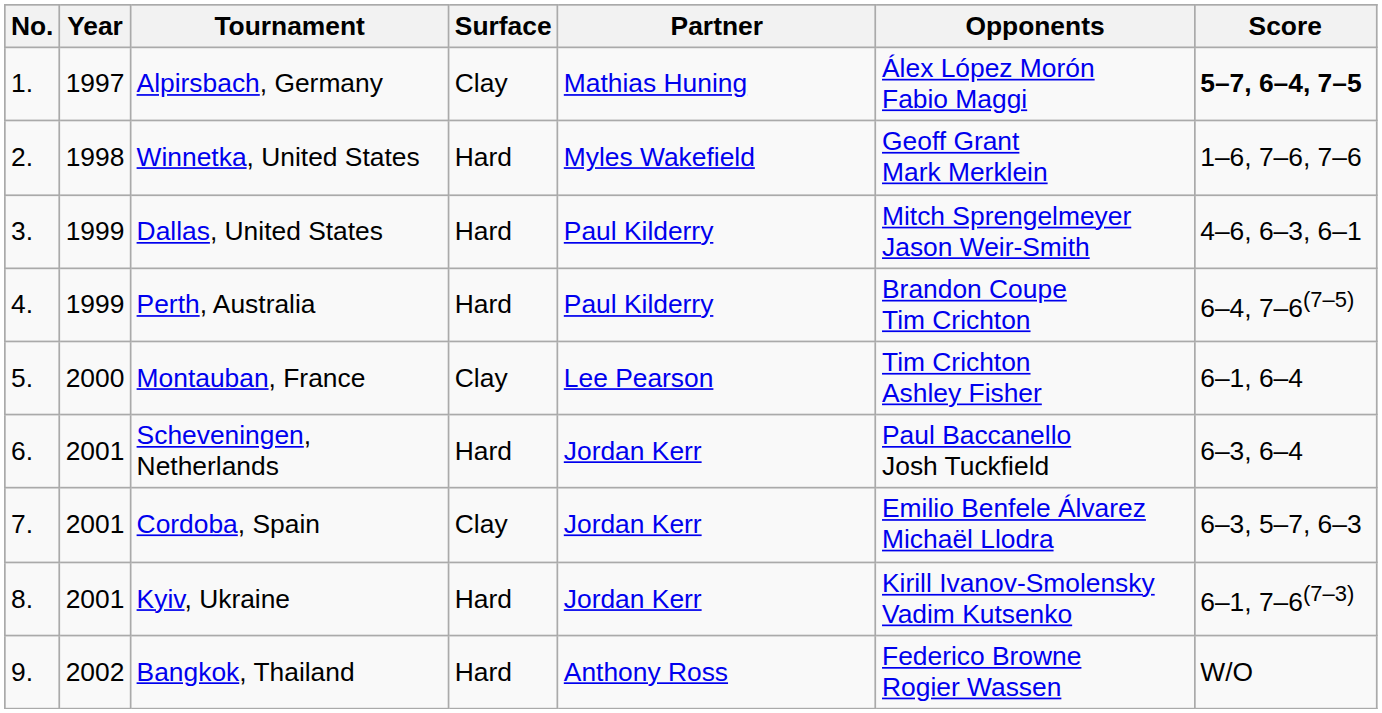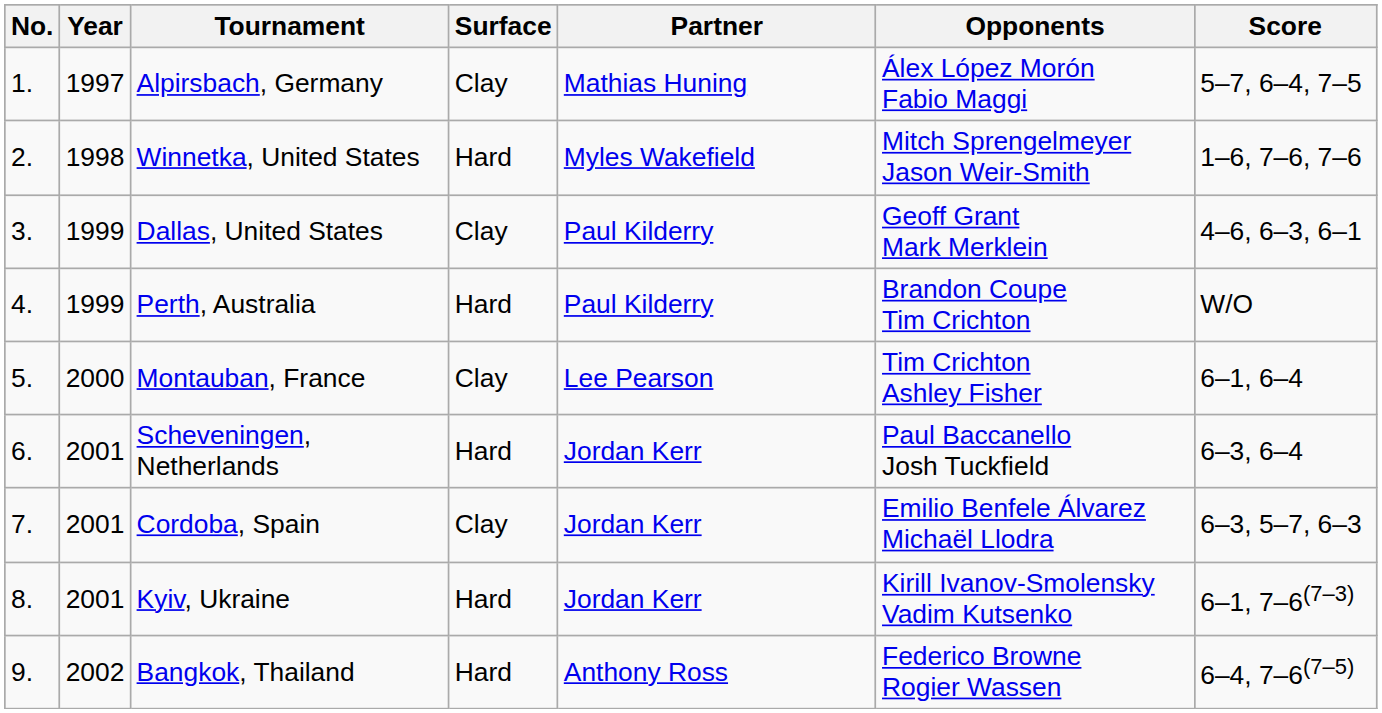(1281, 83) bold -> (1281, 83) normal
(965, 156) Geoff Grant Mark Merklein -> (1007, 156) Mitch Sprengelmeyer Jason Weir-Smith
(483, 230) Hard -> (481, 230) Clay
(1007, 230) Mitch Sprengelmeyer Jason Weir-Smith -> (965, 230) Geoff Grant Mark Merklein
(1277, 303) 6–4, 7–6(7–5) -> (1227, 303) W/O
(1227, 670) W/O -> (1277, 670) 6–4, 7–6(7–5)
